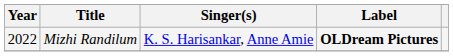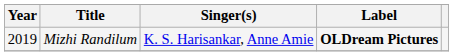(22, 39) 2022 -> (22, 39) 2019
